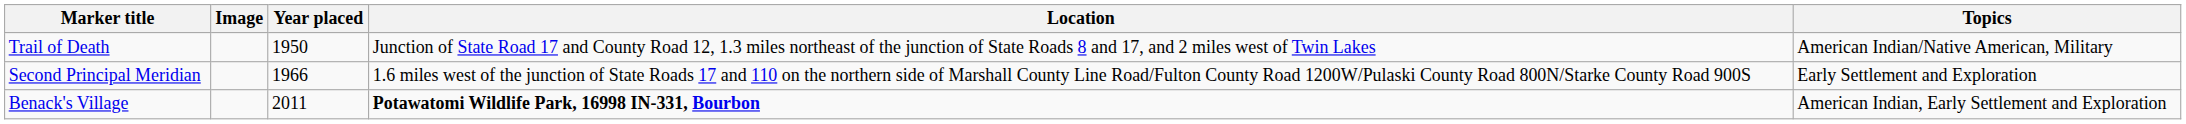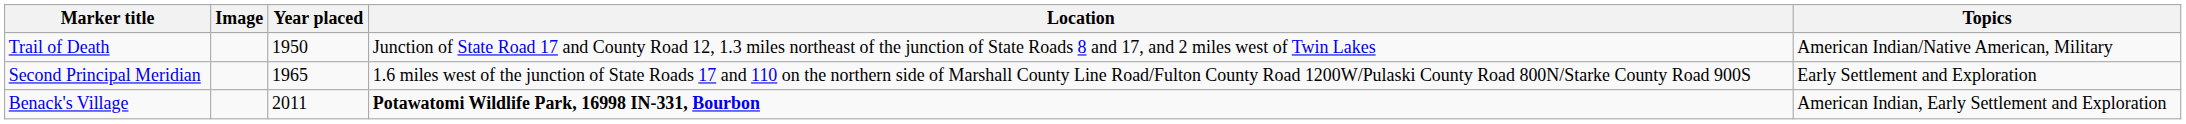(290, 75) 1966 -> (290, 75) 1965
